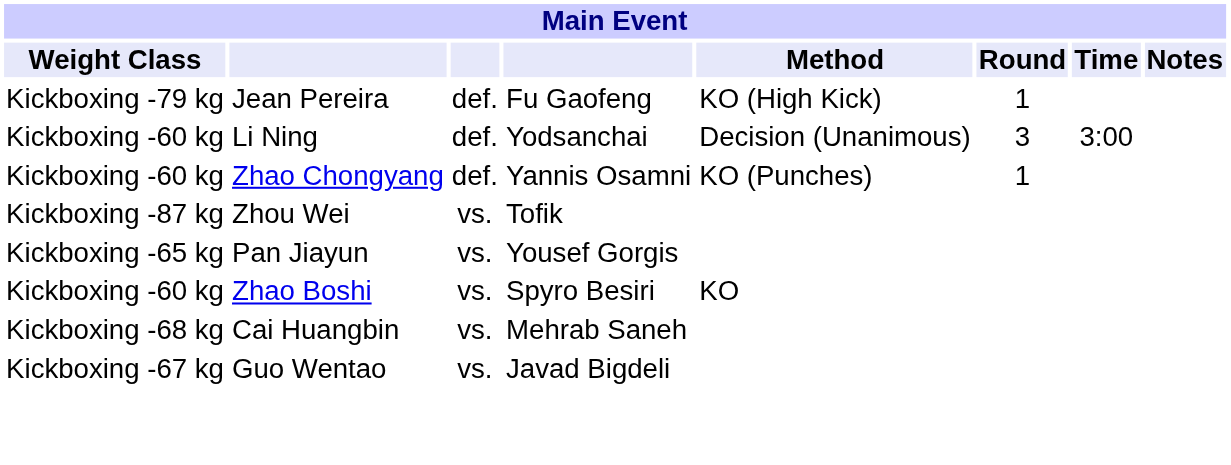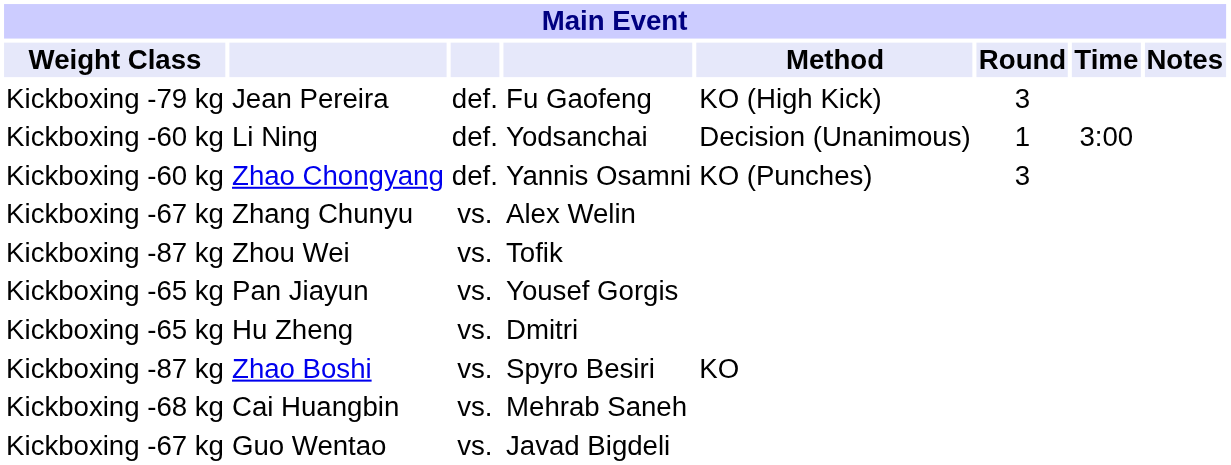(1023, 98) 1 -> (1023, 98) 3
(1023, 137) 3 -> (1023, 137) 1
(1023, 176) 1 -> (1023, 176) 3
+ row: (323, 214)
+ row: (293, 330)
(115, 291) Kickboxing -60 kg -> (115, 368) Kickboxing -87 kg
